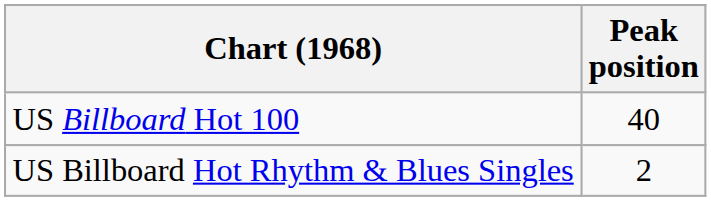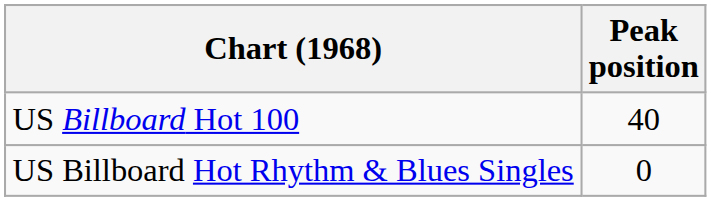(644, 169) 2 -> (644, 169) 0
